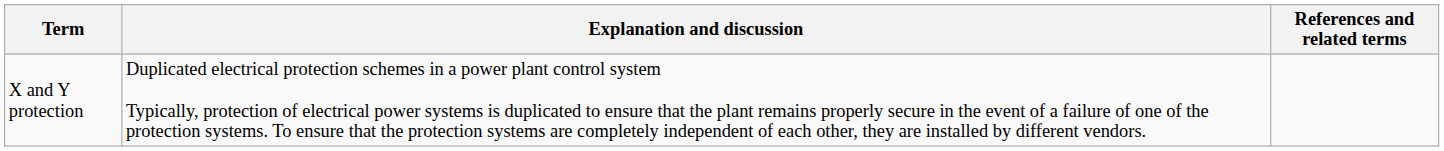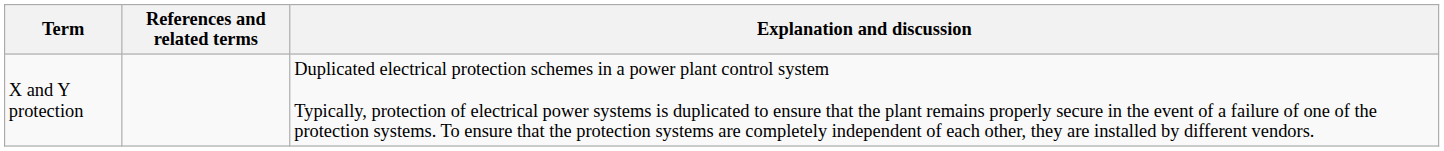columns swapped: (696, 29) <-> (1354, 29)
